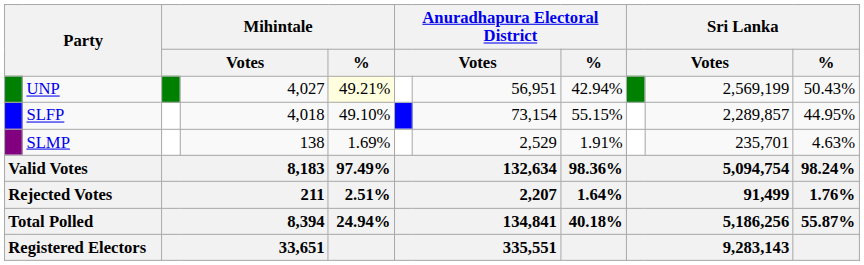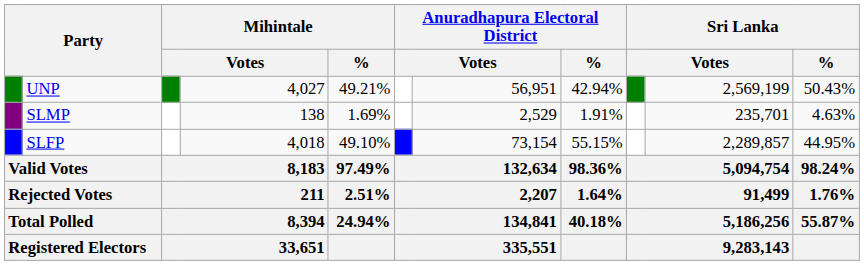(365, 89) lightyellow background -> (365, 89) no background
rows swapped: (45, 115) <-> (48, 141)
